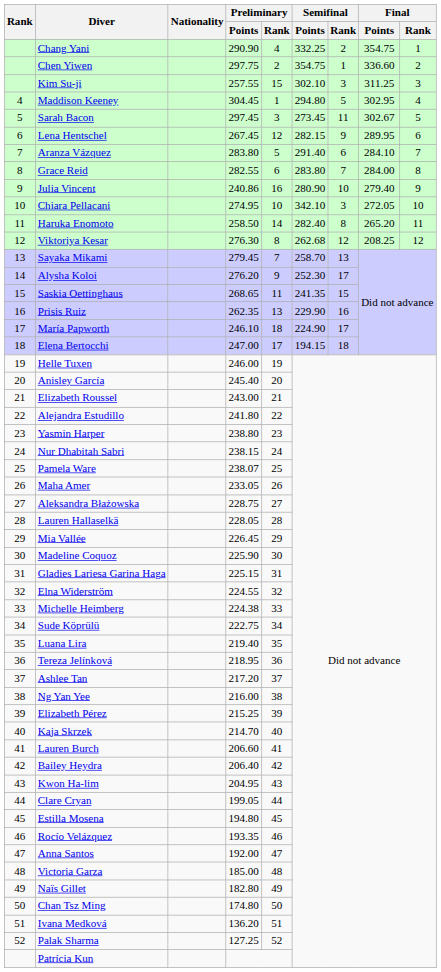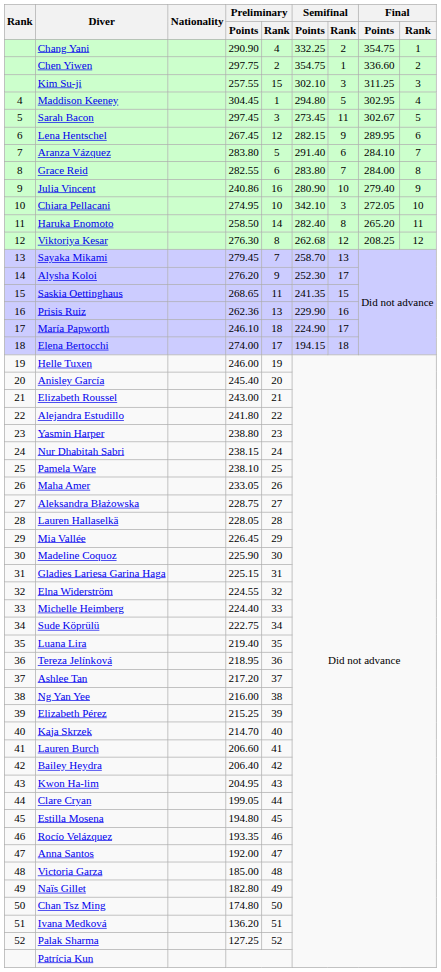(244, 310) 262.35 -> (244, 310) 262.36
(244, 345) 247.00 -> (244, 345) 274.00
(244, 468) 238.07 -> (244, 468) 238.10
(244, 608) 224.38 -> (244, 608) 224.40
